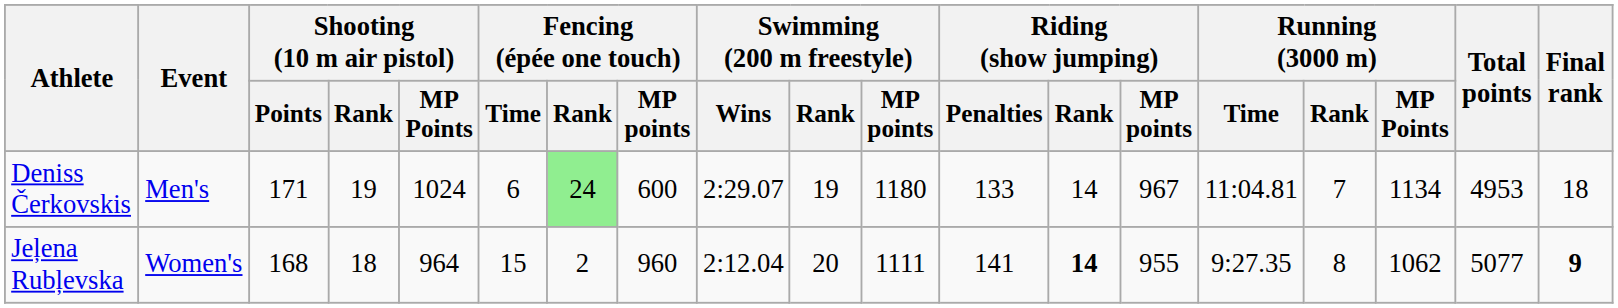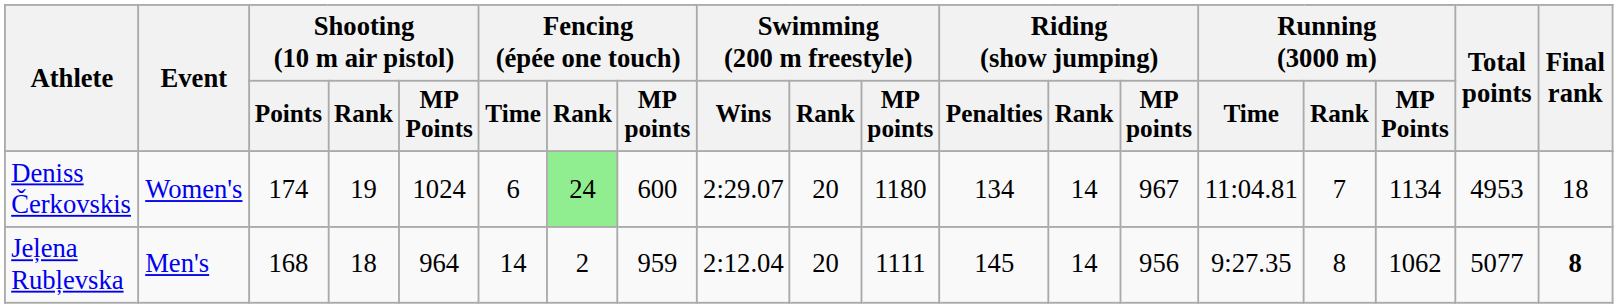(177, 189) Men's -> (194, 189) Women's
(288, 189) 171 -> (288, 189) 174
(825, 189) 19 -> (825, 189) 20
(994, 189) 133 -> (994, 189) 134
(194, 264) Women's -> (177, 264) Men's
(513, 264) 15 -> (513, 264) 14
(657, 264) 960 -> (657, 264) 959
(994, 264) 141 -> (994, 264) 145
(1084, 264) bold -> (1084, 264) normal
(1159, 264) 955 -> (1159, 264) 956
(1575, 264) 9 -> (1575, 264) 8
